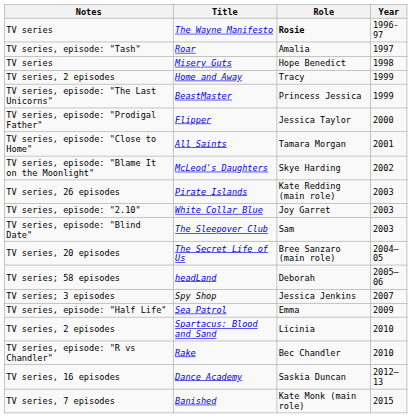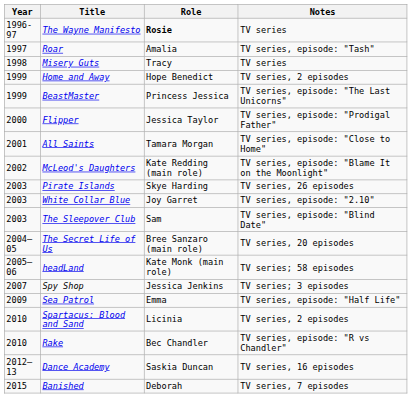columns swapped: (389, 11) <-> (89, 11)
(312, 63) Hope Benedict -> (159, 63) Tracy
(292, 77) Tracy -> (180, 77) Hope Benedict
(310, 168) Skye Harding -> (177, 168) Kate Redding (main role)
(310, 192) Kate Redding (main role) -> (177, 187) Skye Harding
(297, 277) Deborah -> (185, 267) Kate Monk (main role)
(317, 401) Kate Monk (main role) -> (164, 386) Deborah
